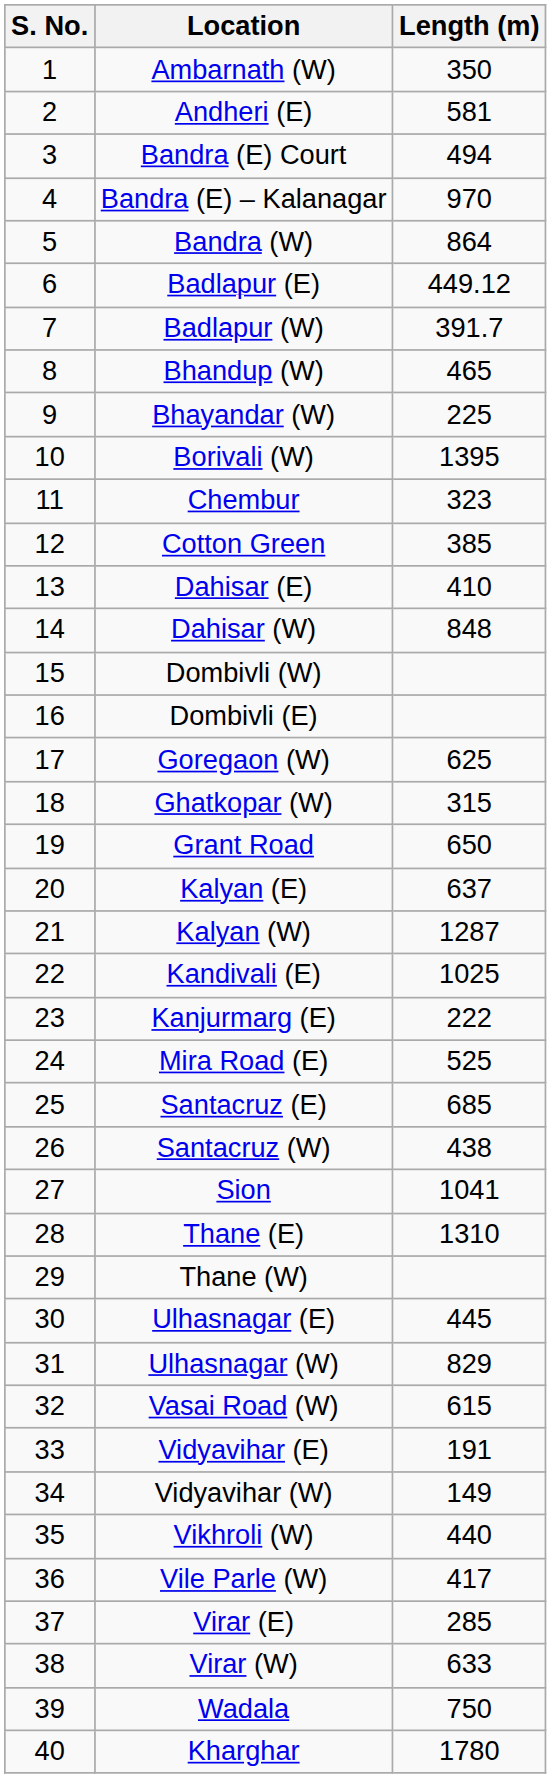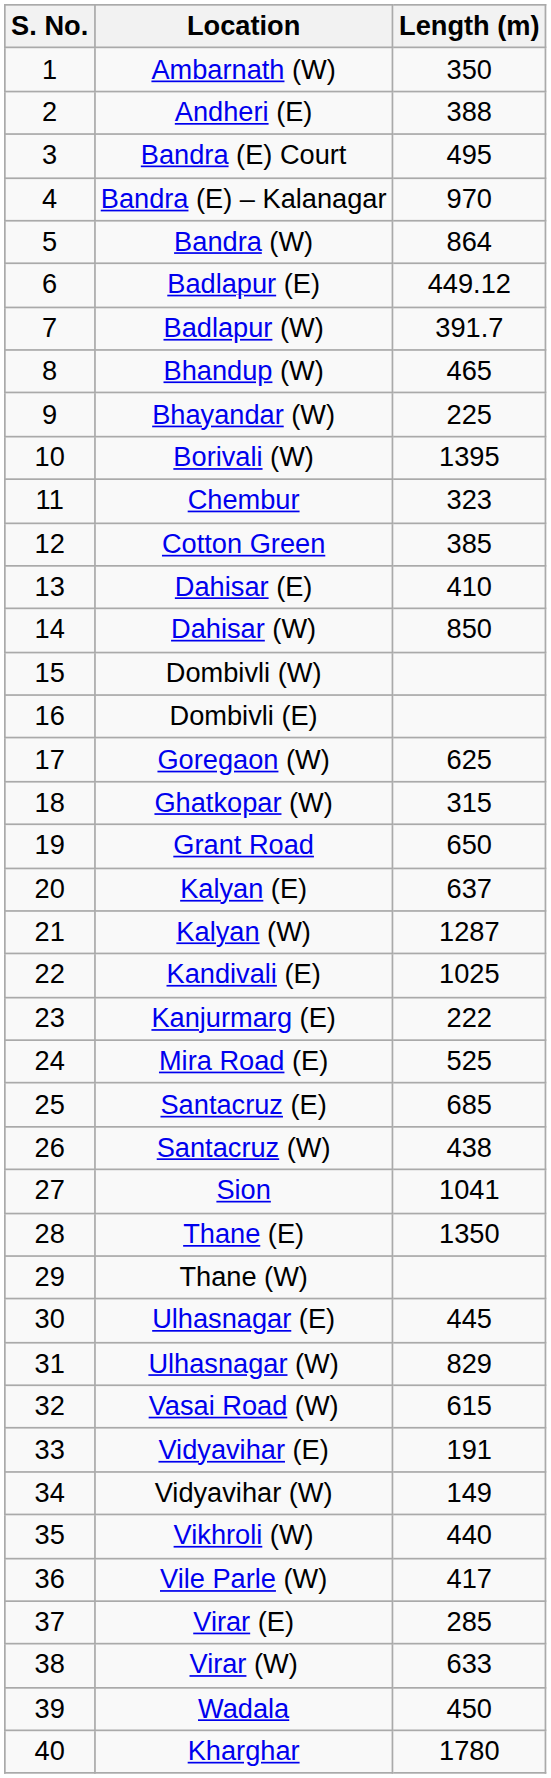(469, 112) 581 -> (469, 112) 388
(469, 155) 494 -> (469, 155) 495
(469, 629) 848 -> (469, 629) 850
(469, 1233) 1310 -> (469, 1233) 1350
(469, 1708) 750 -> (469, 1708) 450
